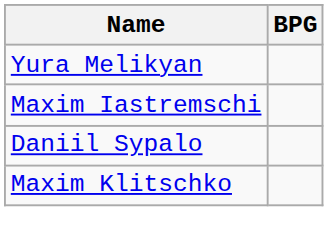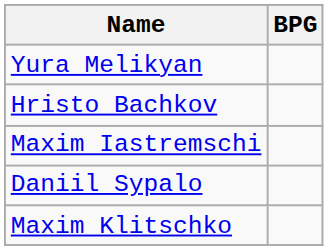+ row: (114, 105)
